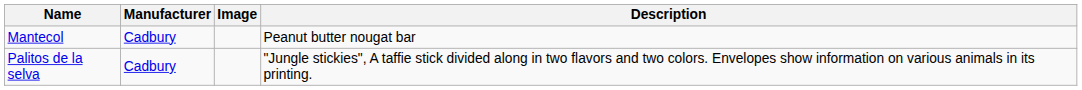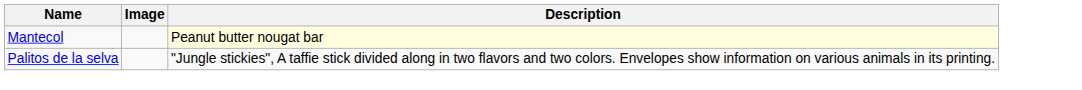- column: (167, 15)
(340, 37) no background -> (247, 37) lightyellow background
